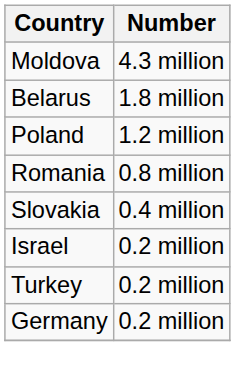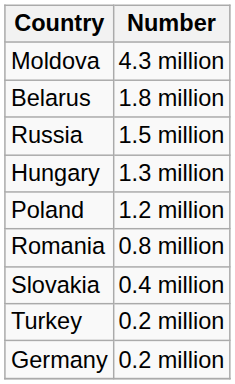+ row: (47, 135)
+ row: (55, 172)
- row: (40, 247)
